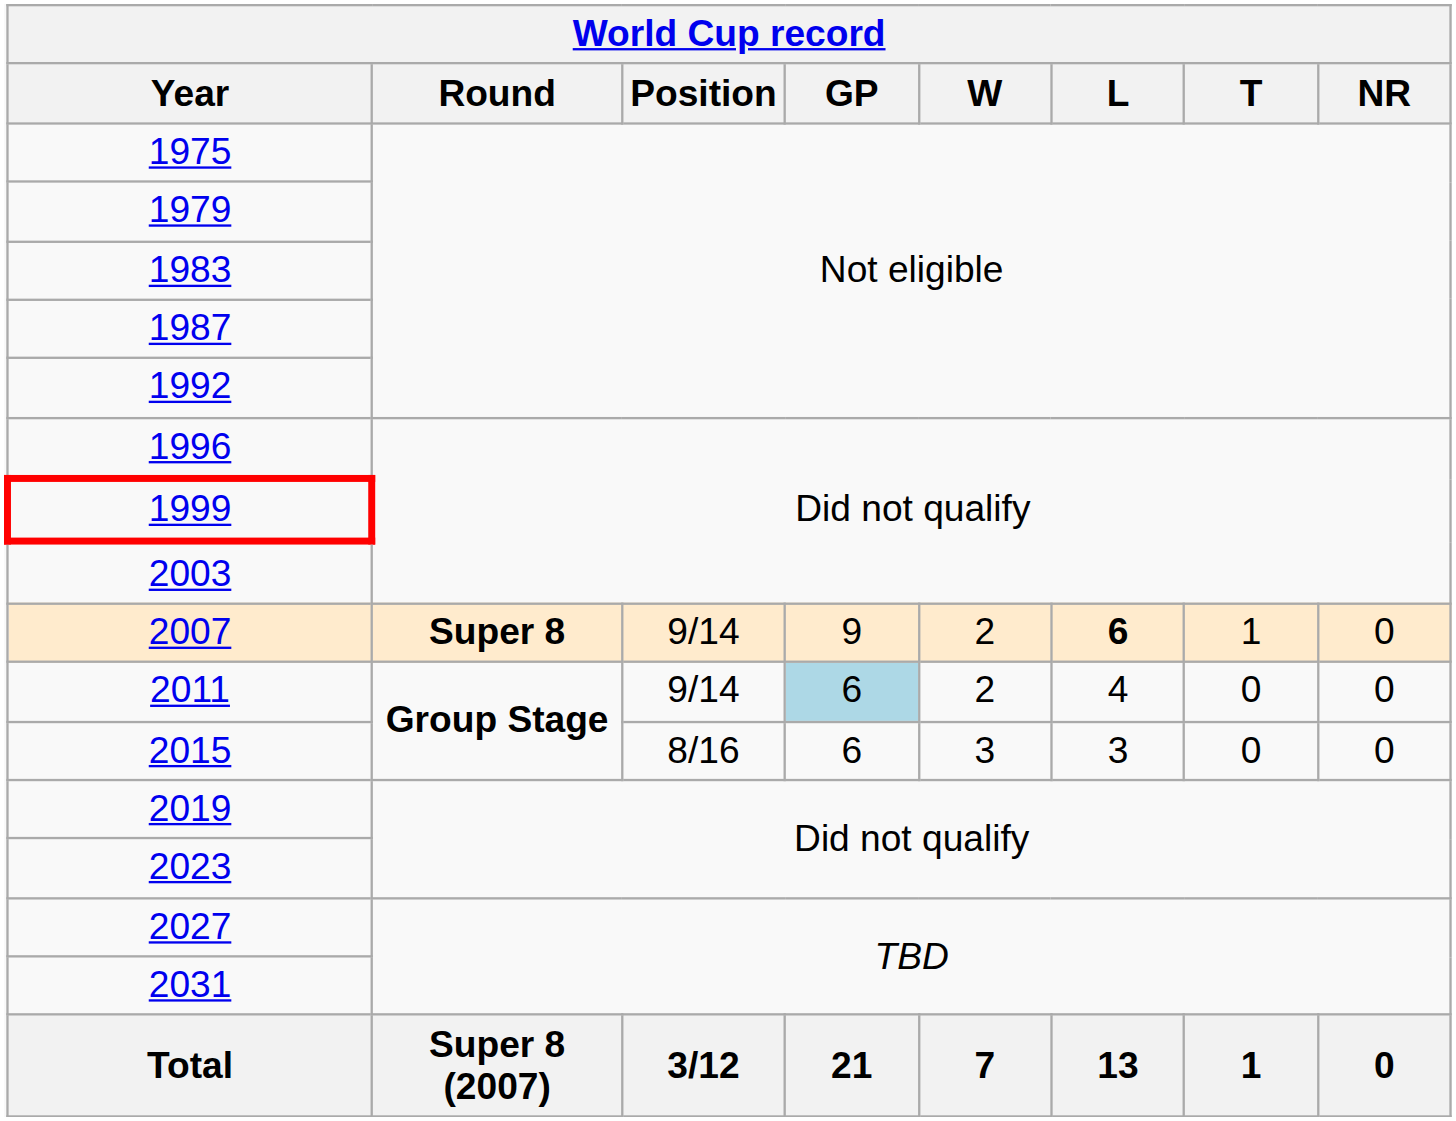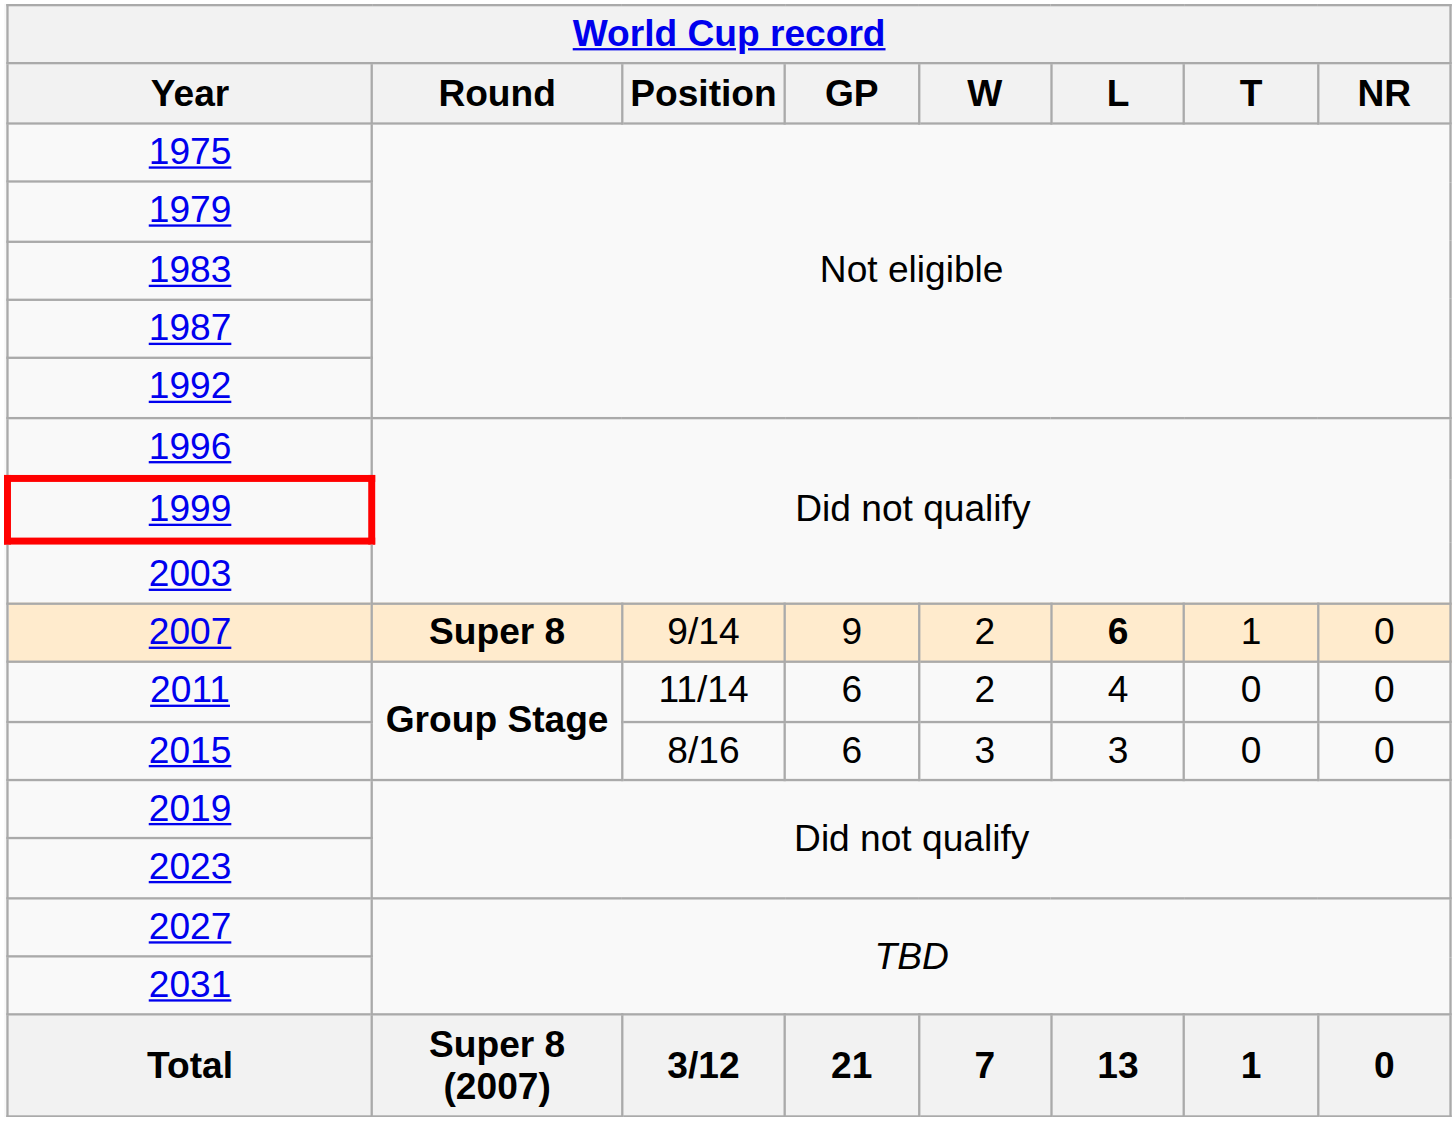(703, 690) 9/14 -> (703, 690) 11/14
(852, 690) lightblue background -> (852, 690) no background
